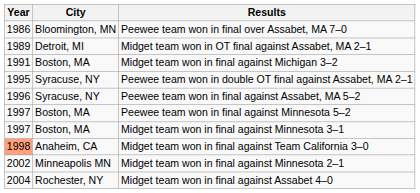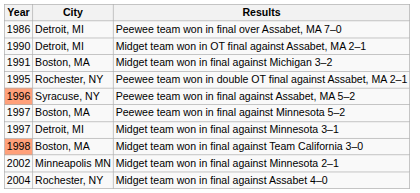(76, 29) Bloomington, MN -> (59, 29) Detroit, MI
(19, 46) 1989 -> (19, 46) 1990
(67, 79) Syracuse, NY -> (69, 79) Rochester, NY
(19, 96) no background -> (19, 96) lightsalmon background
(62, 130) Boston, MA -> (59, 130) Detroit, MI
(66, 146) Anaheim, CA -> (62, 146) Boston, MA
